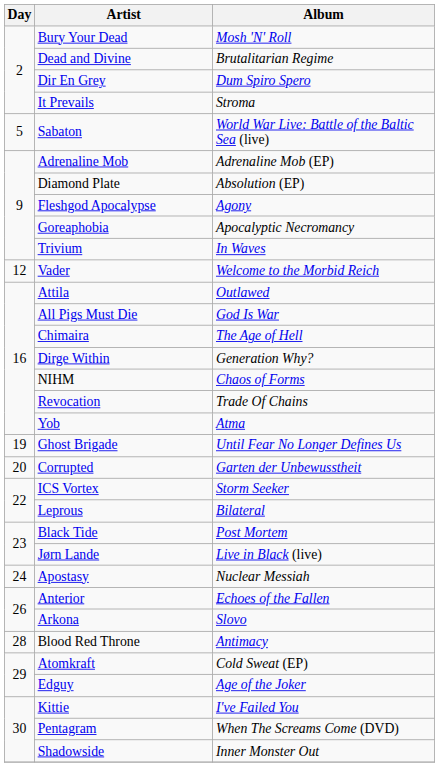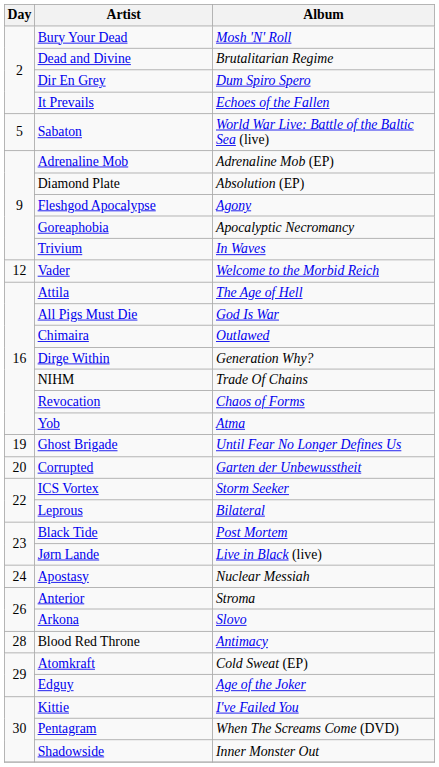(236, 102) Stroma -> (273, 102) Echoes of the Fallen
(243, 292) Outlawed -> (259, 292) The Age of Hell
(259, 336) The Age of Hell -> (243, 336) Outlawed
(260, 380) Chaos of Forms -> (262, 380) Trade Of Chains
(262, 401) Trade Of Chains -> (260, 401) Chaos of Forms
(273, 598) Echoes of the Fallen -> (236, 598) Stroma
